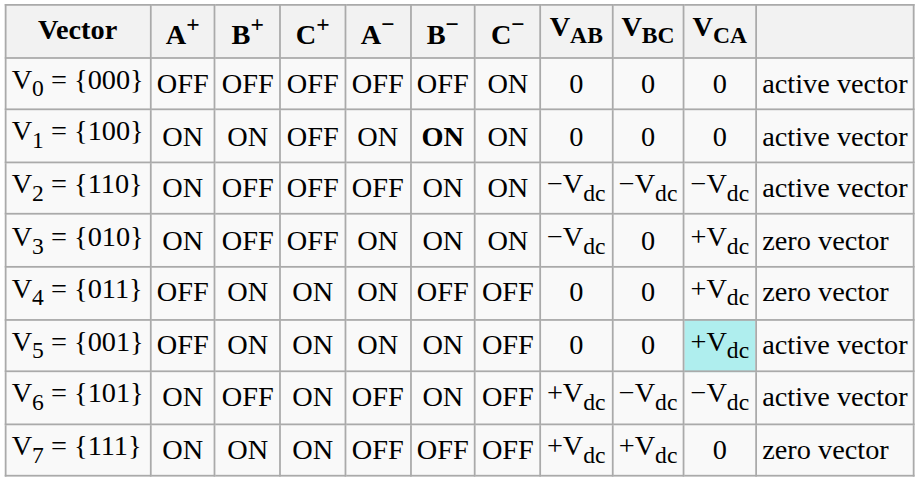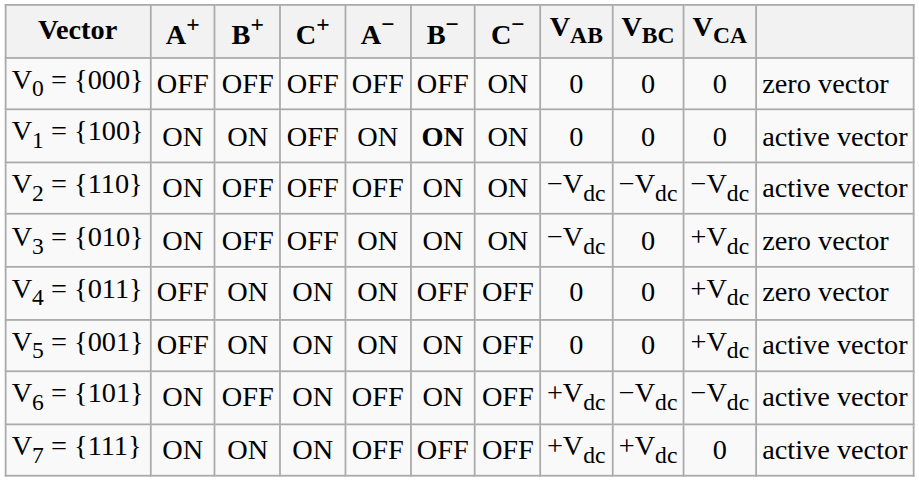(835, 83) active vector -> (825, 83) zero vector
(720, 344) paleturquoise background -> (720, 344) no background
(825, 449) zero vector -> (835, 449) active vector
